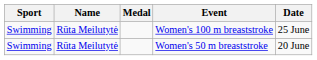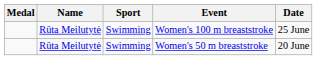columns swapped: (137, 13) <-> (29, 13)
